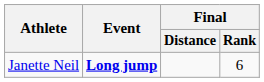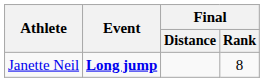(240, 65) 6 -> (240, 65) 8
